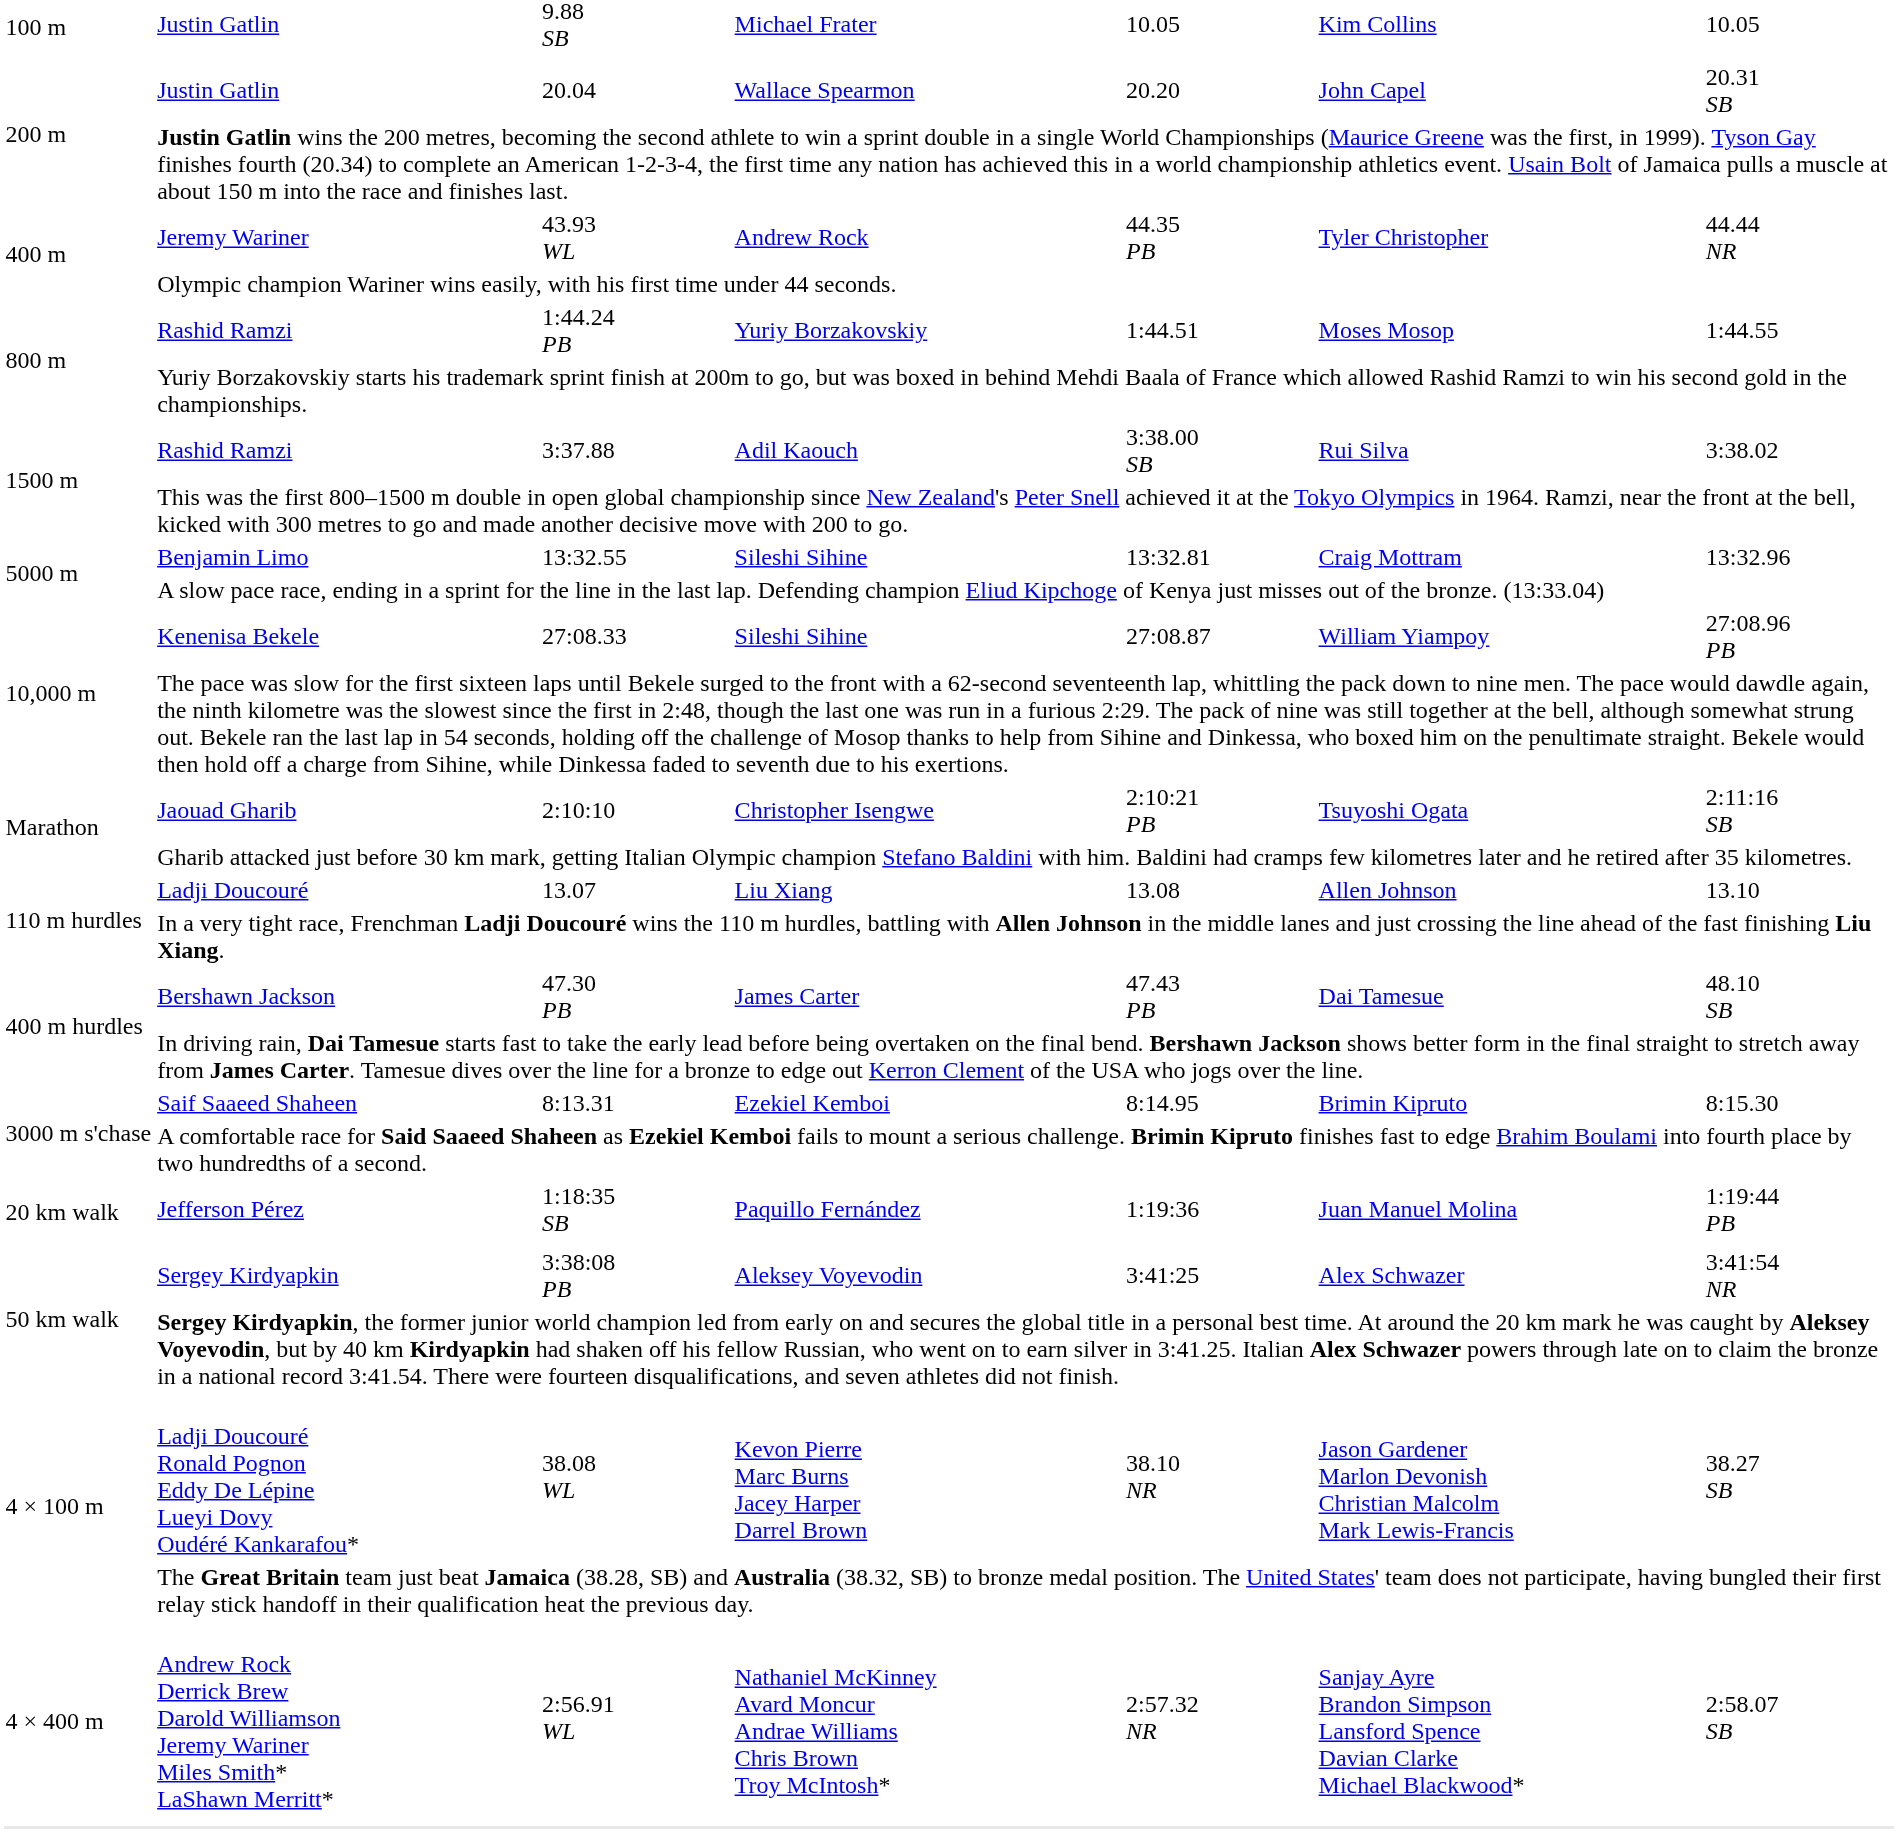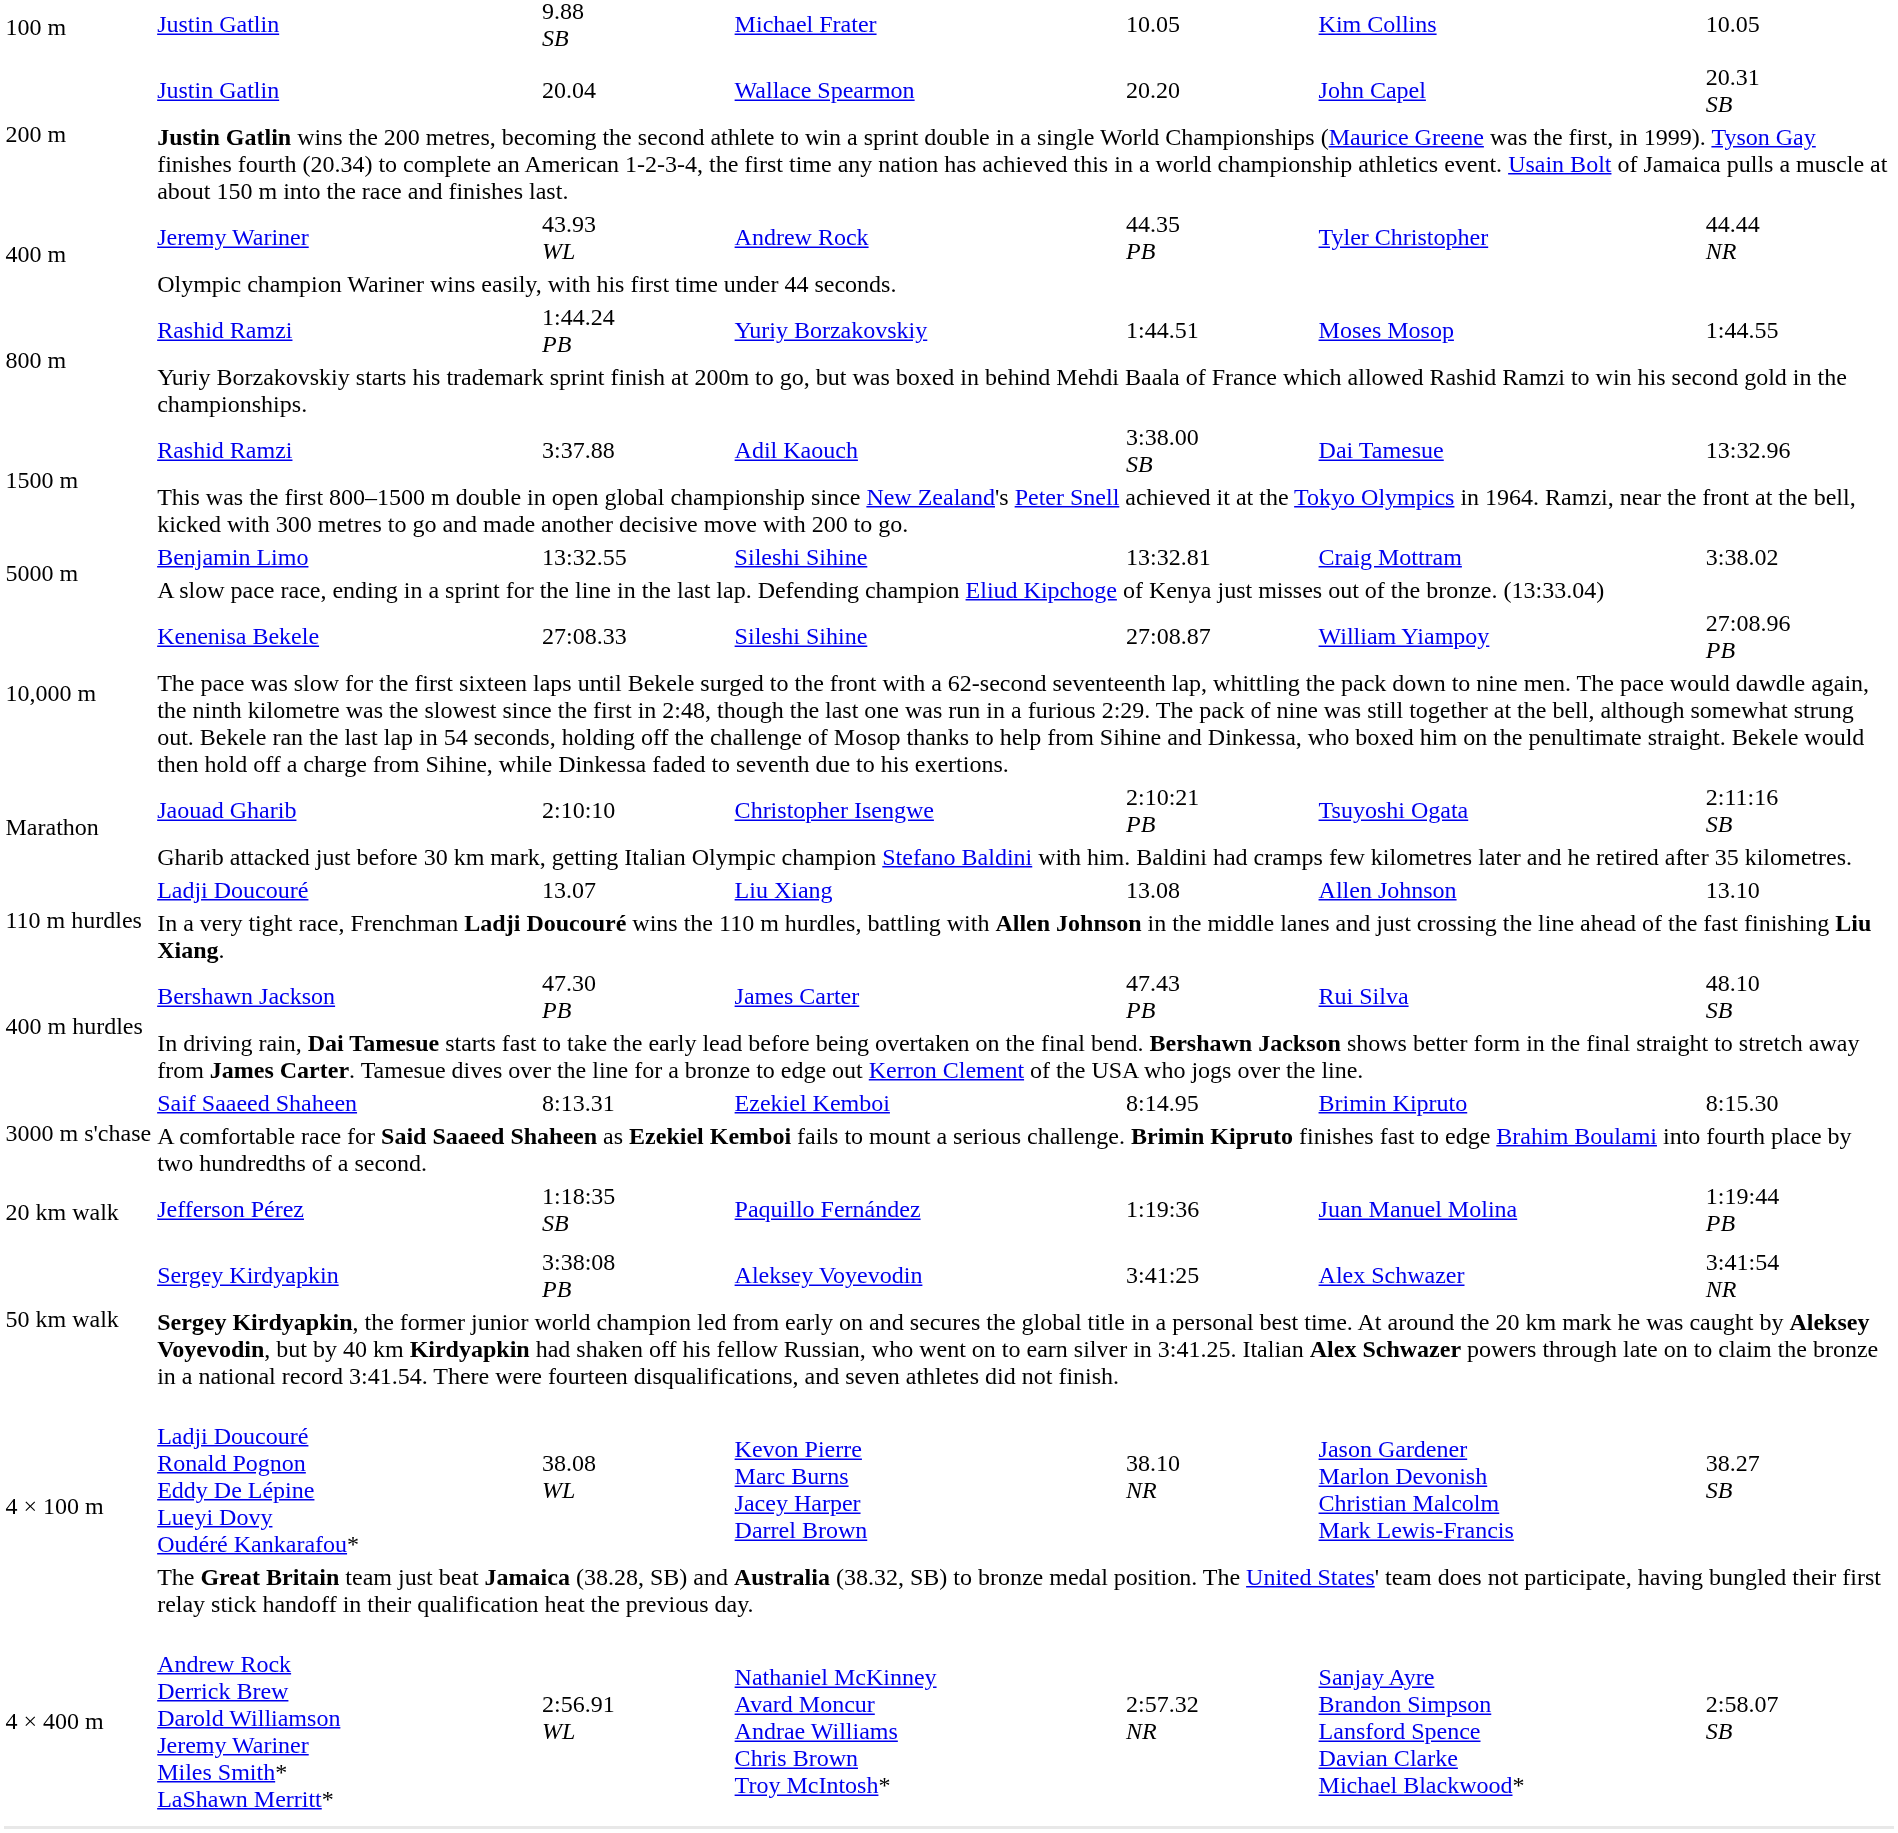(1364, 450) Rui Silva -> (1381, 450) Dai Tamesue
(1742, 450) 3:38.02 -> (1748, 450) 13:32.96
(1748, 556) 13:32.96 -> (1742, 556) 3:38.02
(1381, 996) Dai Tamesue -> (1364, 996) Rui Silva
